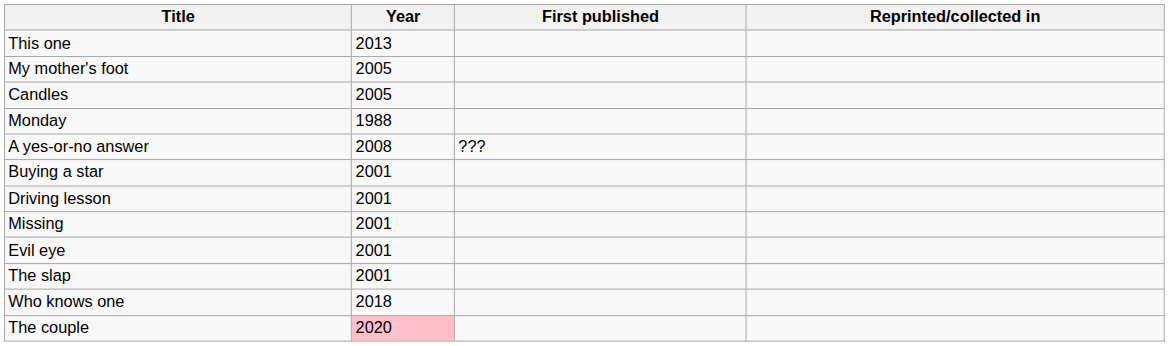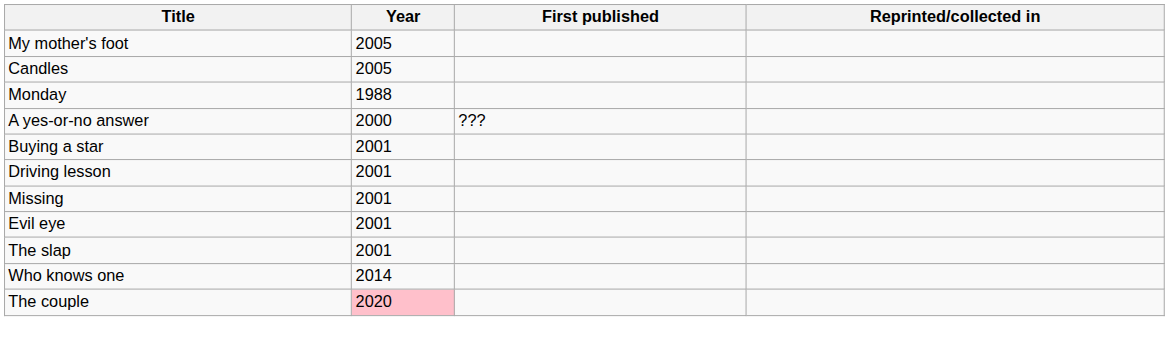- row: (40, 43)
(374, 146) 2008 -> (374, 120) 2000
(374, 302) 2018 -> (374, 276) 2014
